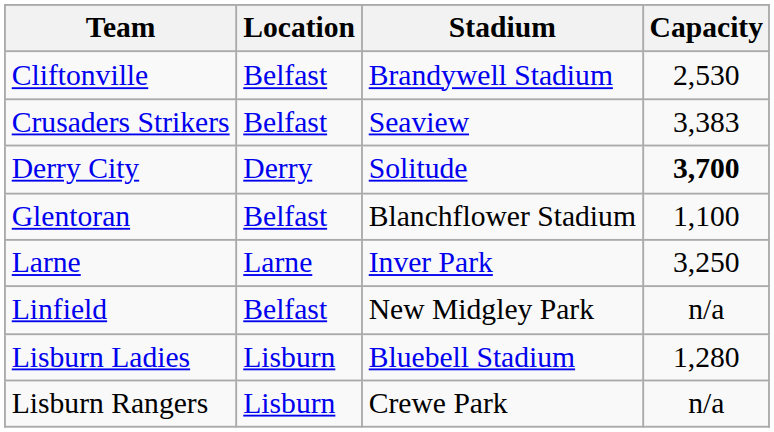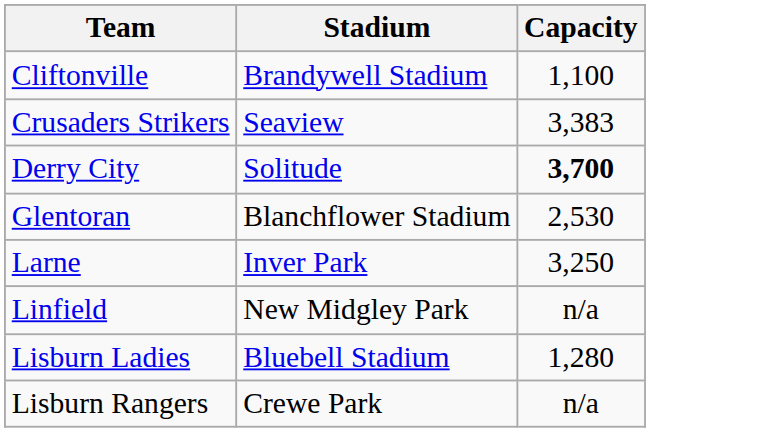- column: (299, 27)
(706, 74) 2,530 -> (581, 74) 1,100
(706, 215) 1,100 -> (581, 215) 2,530
